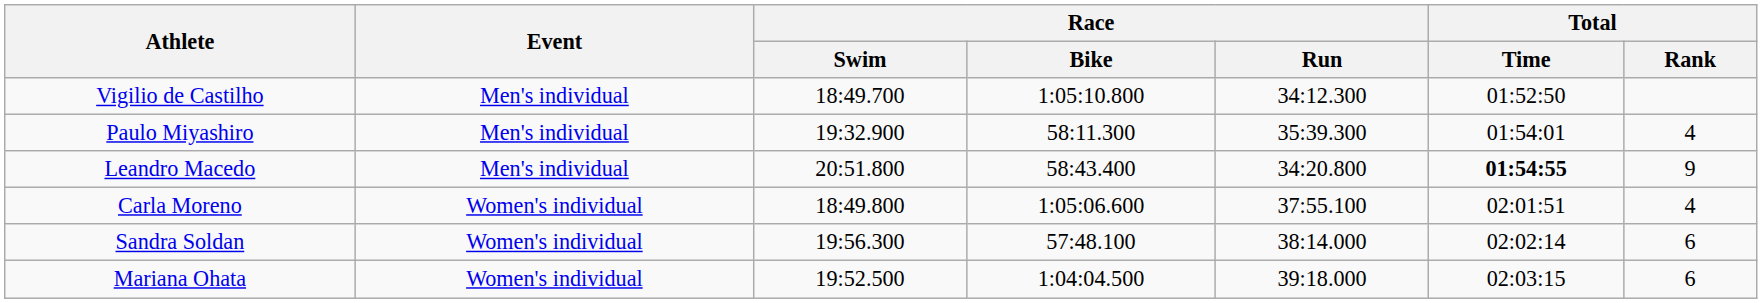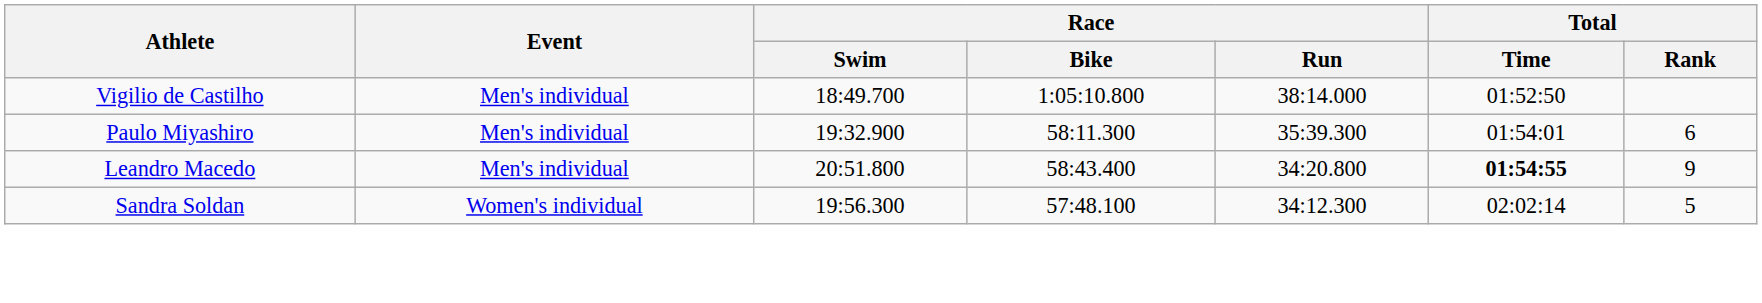(1322, 96) 34:12.300 -> (1322, 96) 38:14.000
(1690, 132) 4 -> (1690, 132) 6
- row: (180, 205)
(1322, 242) 38:14.000 -> (1322, 205) 34:12.300
(1690, 242) 6 -> (1690, 205) 5
- row: (180, 279)
